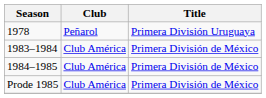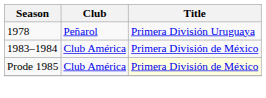- row: (32, 66)
(195, 84) no background -> (195, 66) lightyellow background
